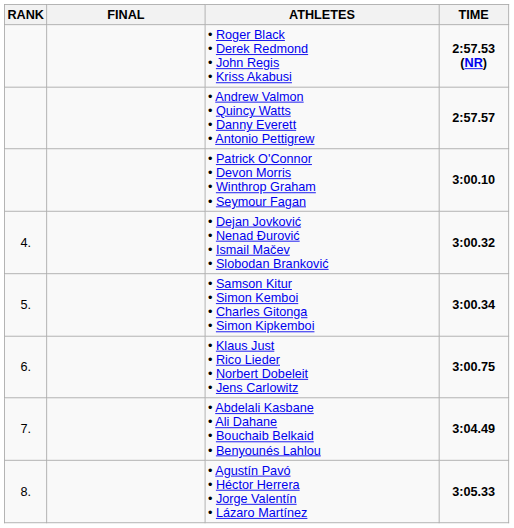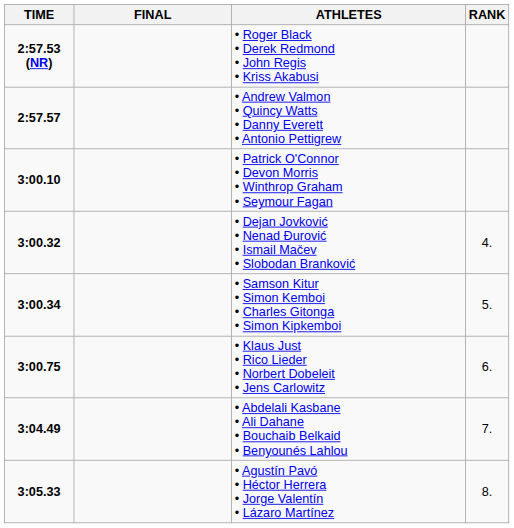columns swapped: (26, 15) <-> (474, 15)
